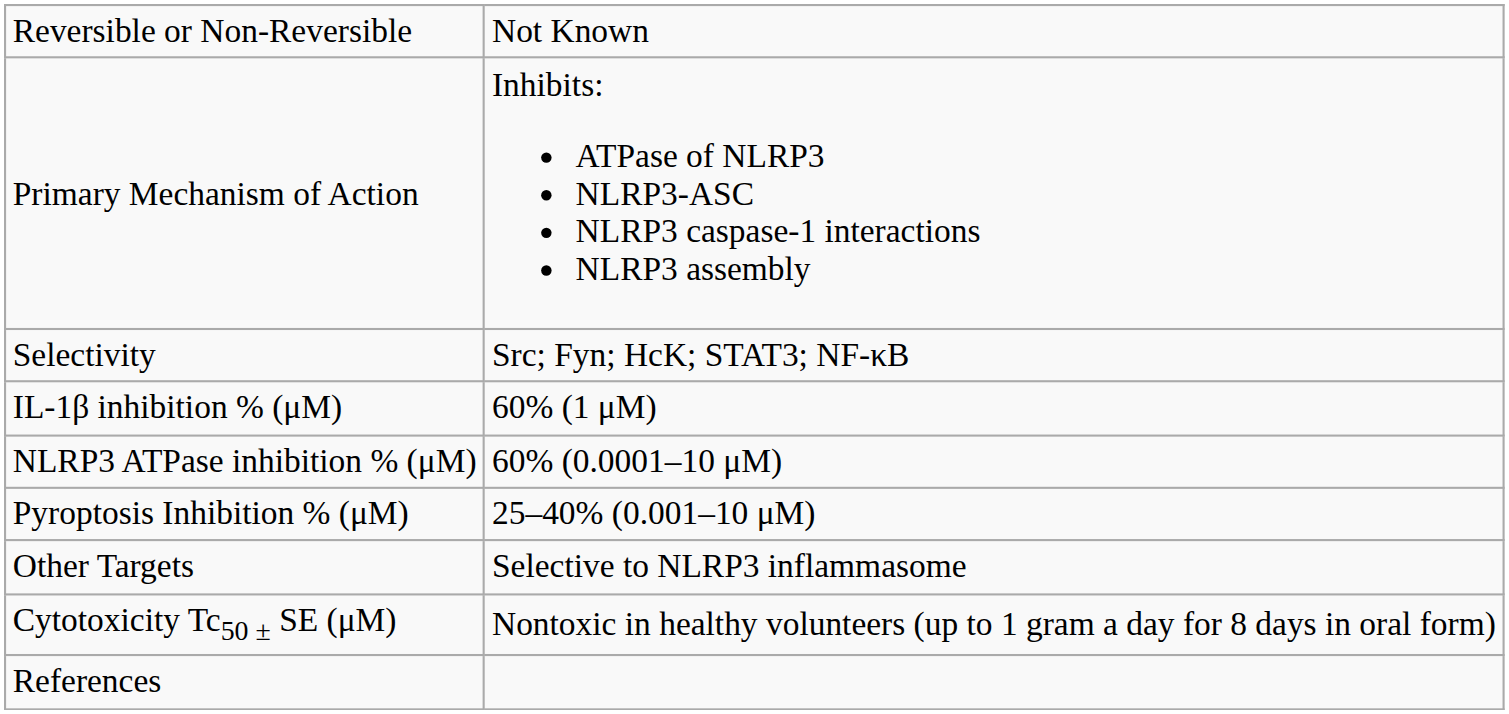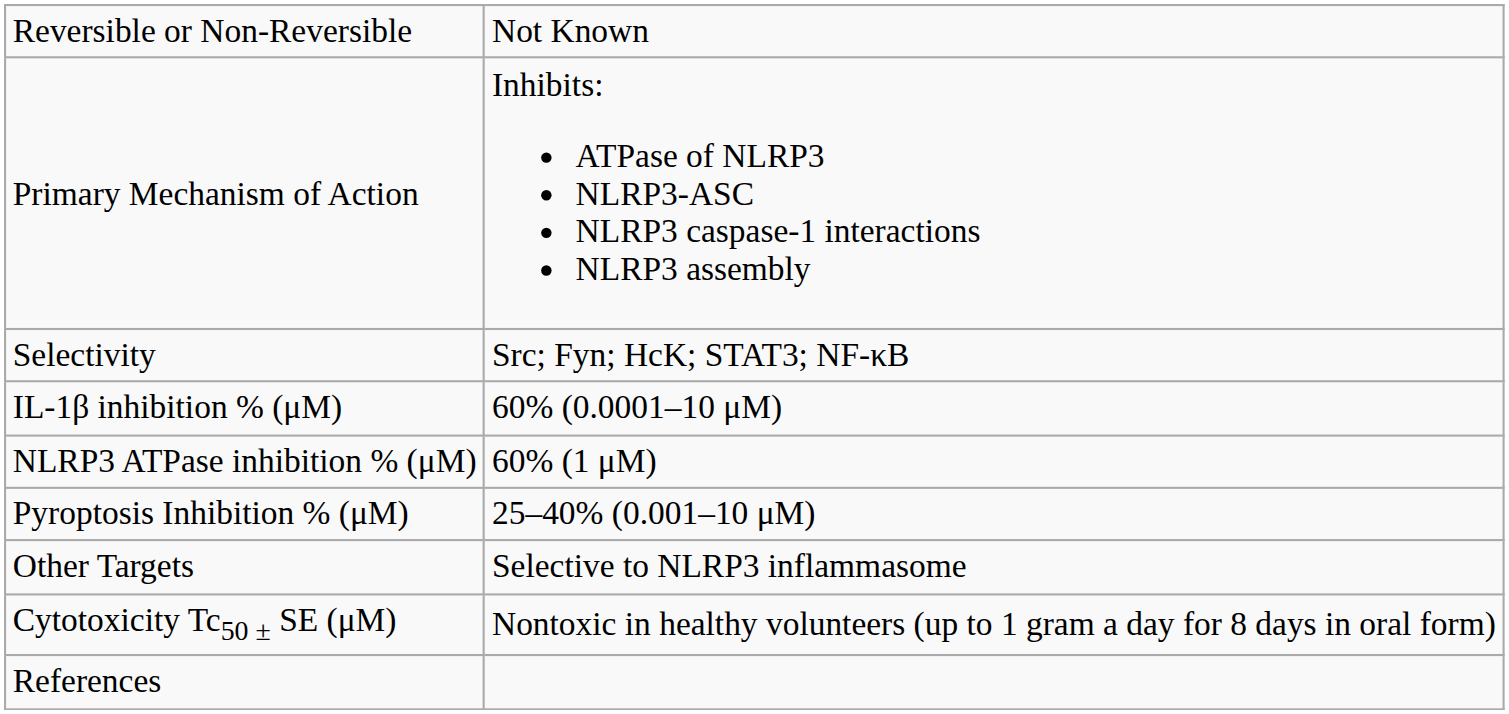(574, 407) 60% (1 μM) -> (637, 407) 60% (0.0001–10 μM)
(637, 460) 60% (0.0001–10 μM) -> (574, 460) 60% (1 μM)
